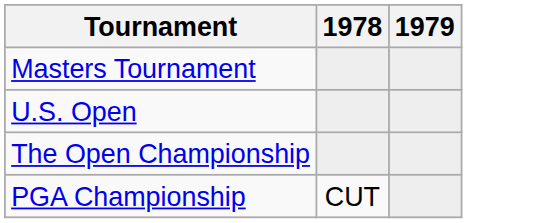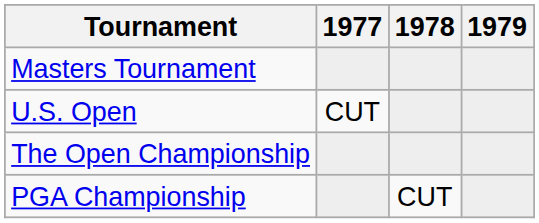+ column: (352, 26)
